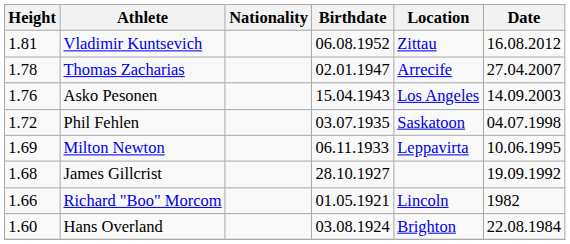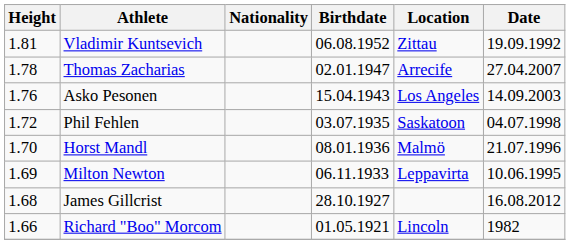(524, 43) 16.08.2012 -> (524, 43) 19.09.1992
+ row: (105, 148)
(524, 174) 19.09.1992 -> (524, 200) 16.08.2012
- row: (113, 226)
